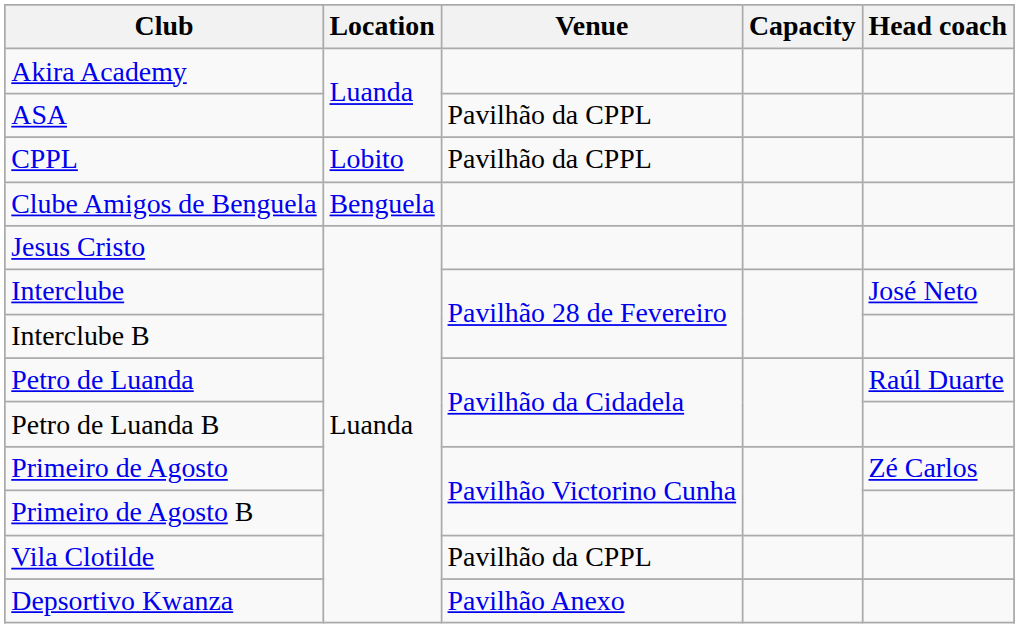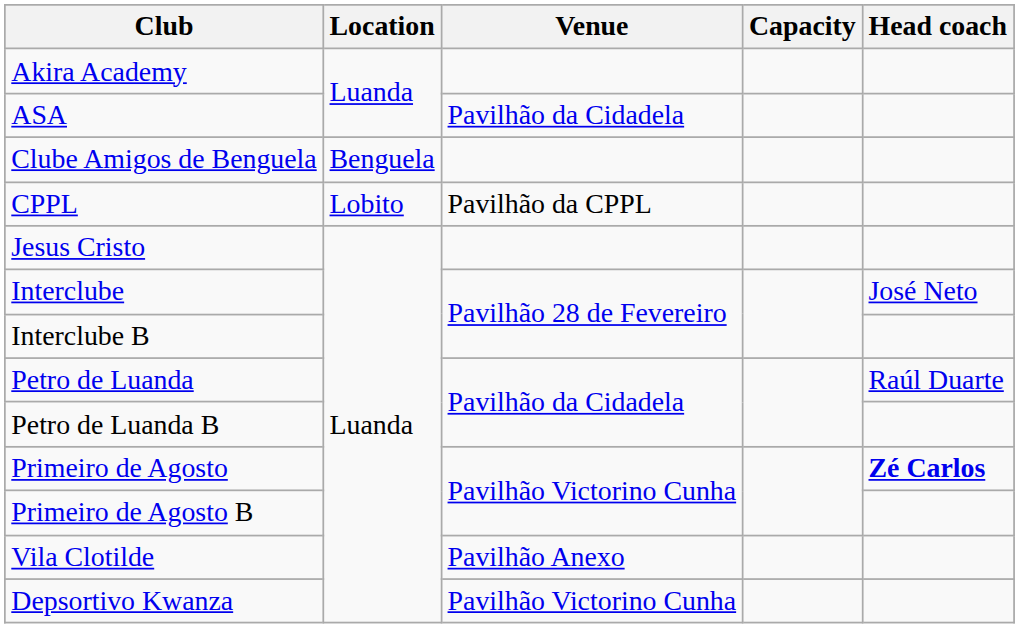(550, 114) Pavilhão da CPPL -> (566, 114) Pavilhão da Cidadela
rows swapped: (164, 203) <-> (45, 159)
(923, 468) normal -> (927, 468) bold
(550, 556) Pavilhão da CPPL -> (536, 556) Pavilhão Anexo
(536, 600) Pavilhão Anexo -> (592, 600) Pavilhão Victorino Cunha
